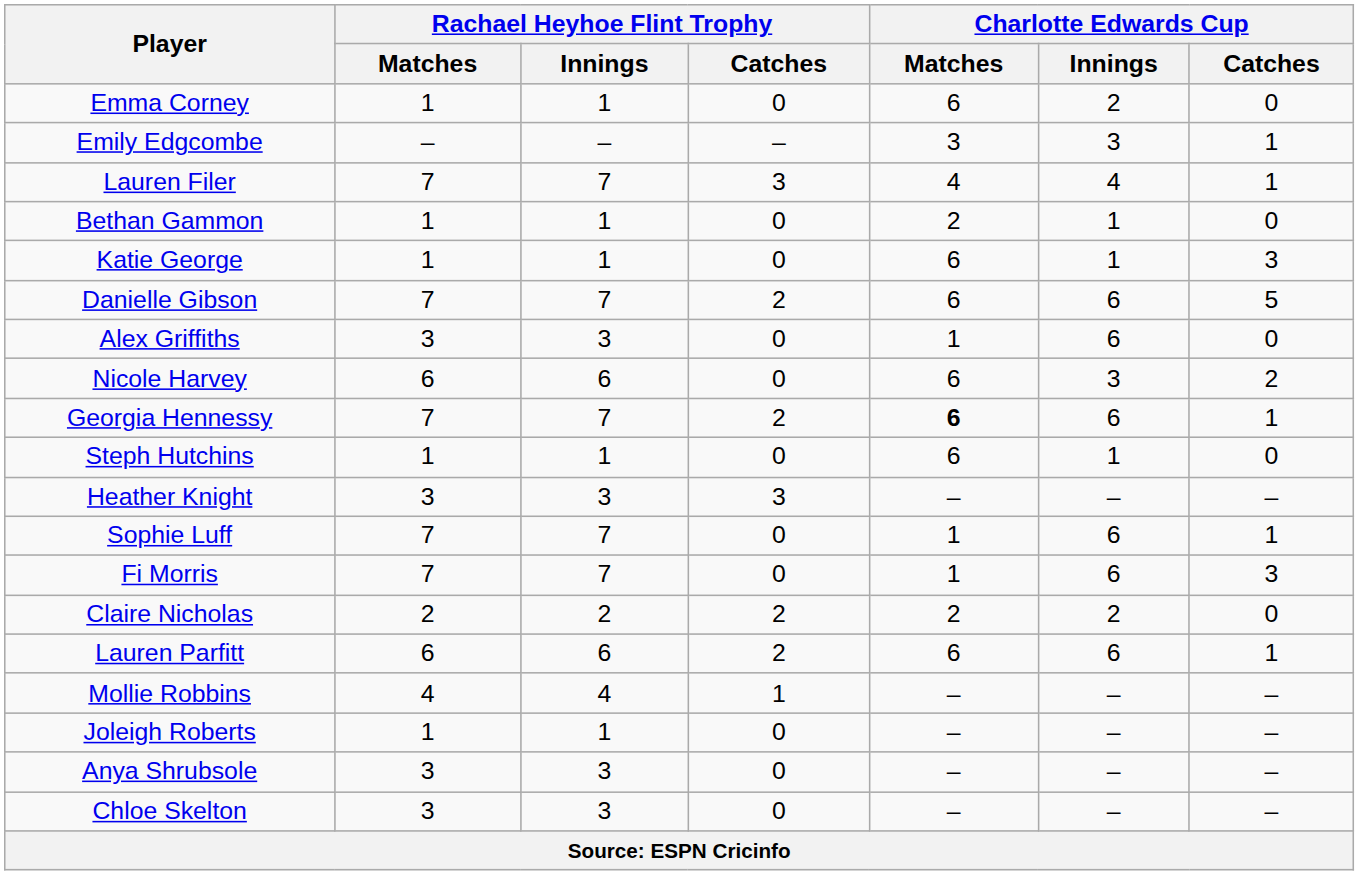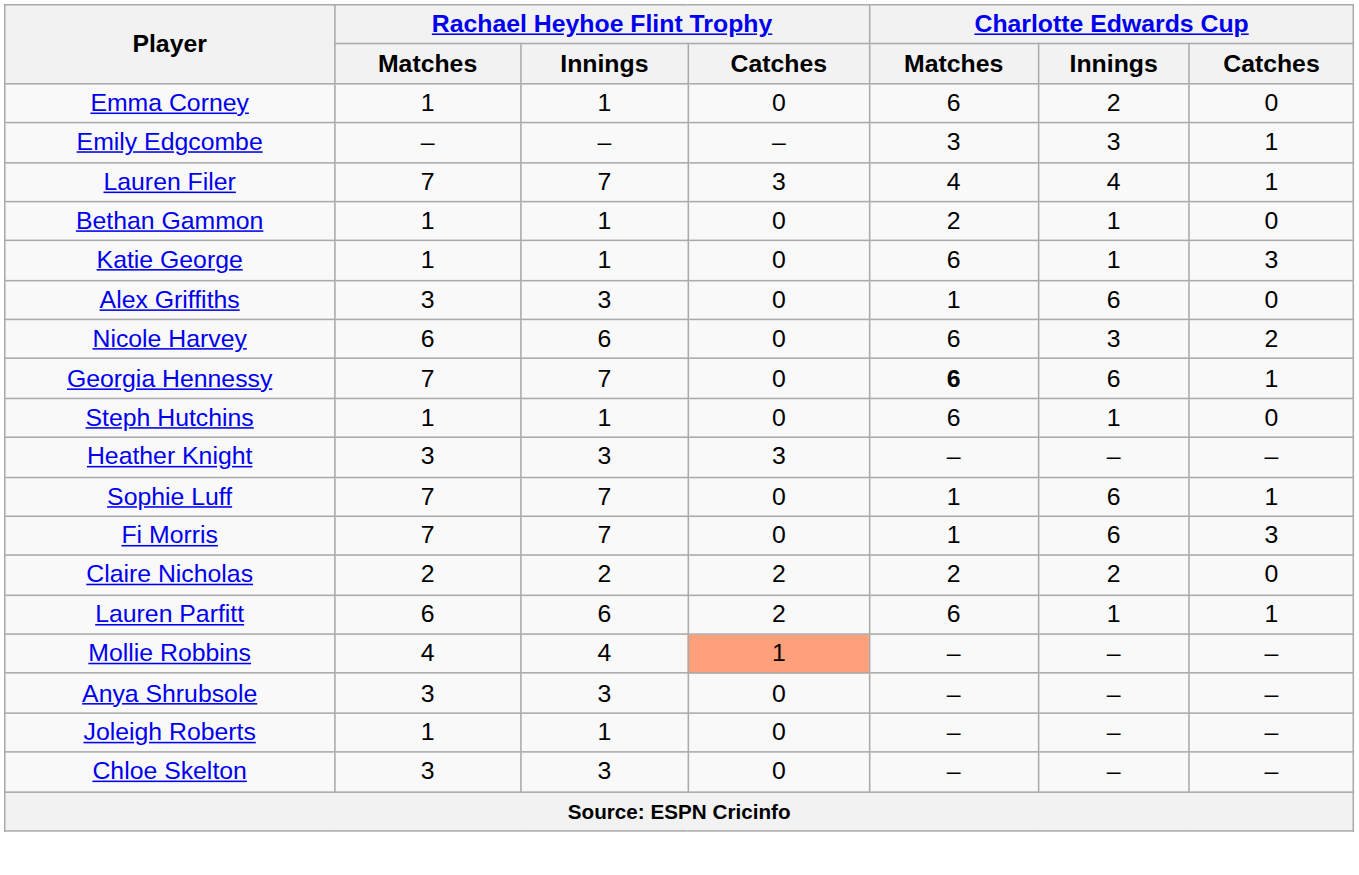- row: (170, 299)
(779, 417) 2 -> (779, 378) 0
(1114, 653) 6 -> (1114, 614) 1
(779, 692) no background -> (779, 653) lightsalmon background
rows swapped: (170, 732) <-> (170, 771)
